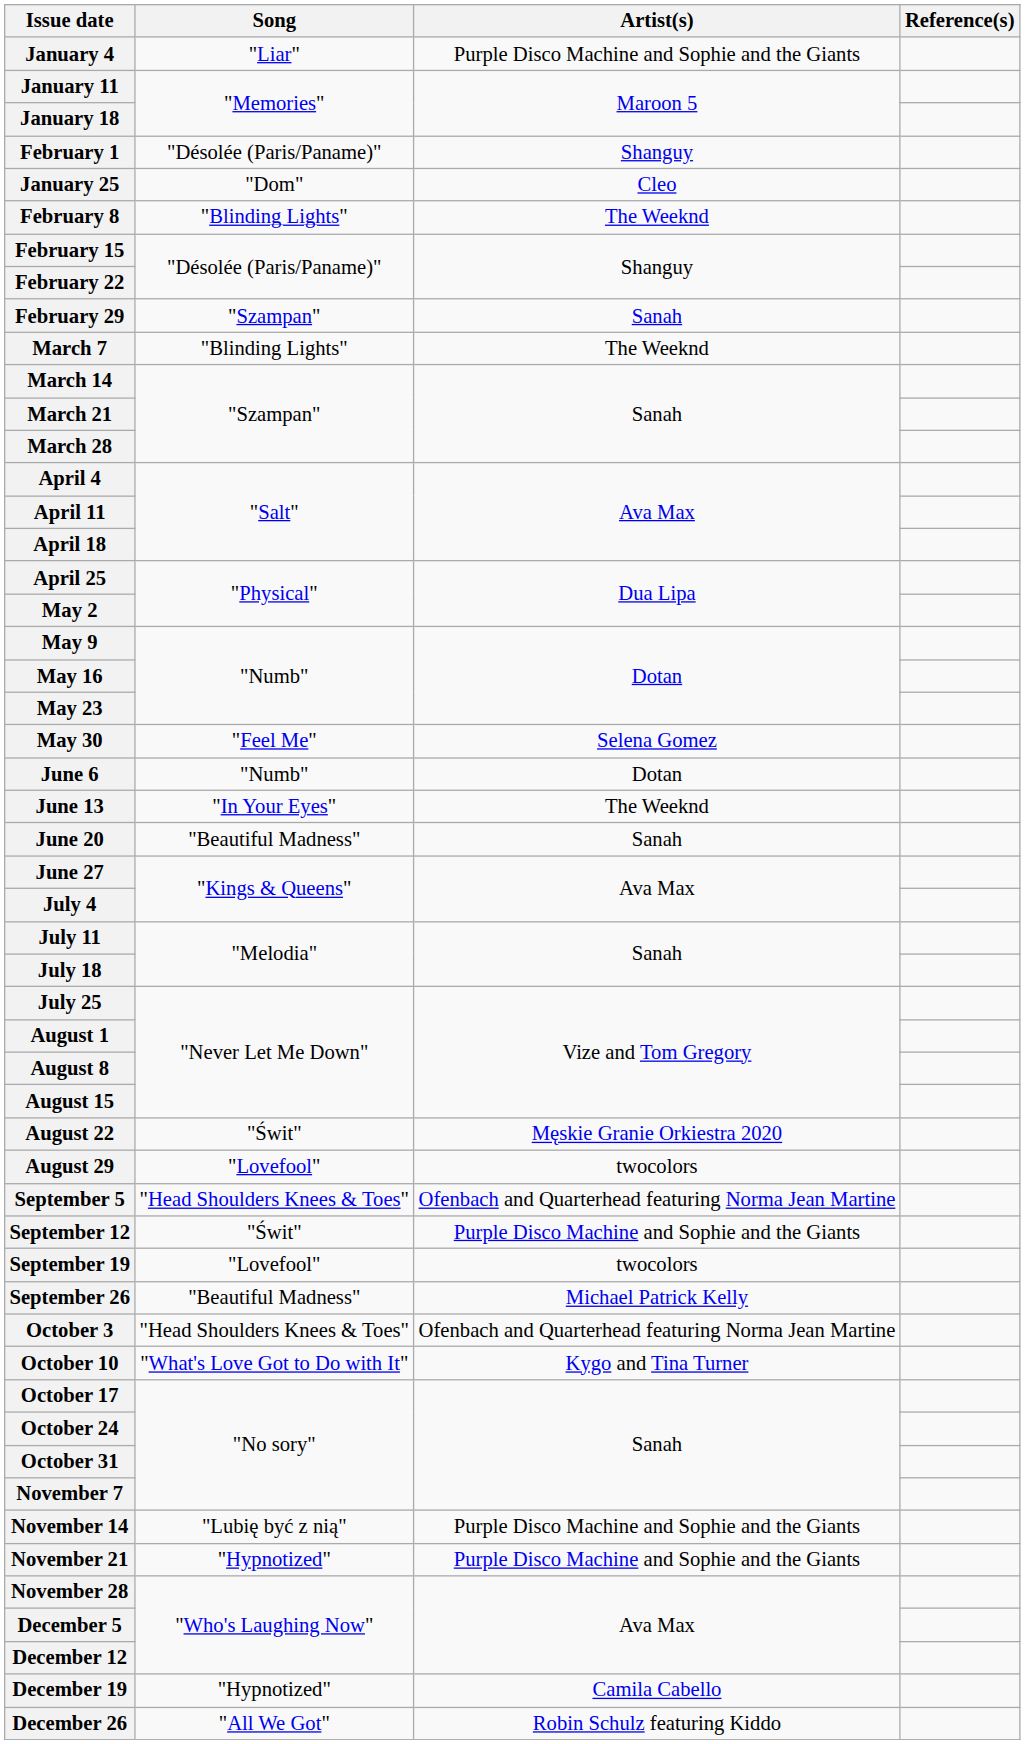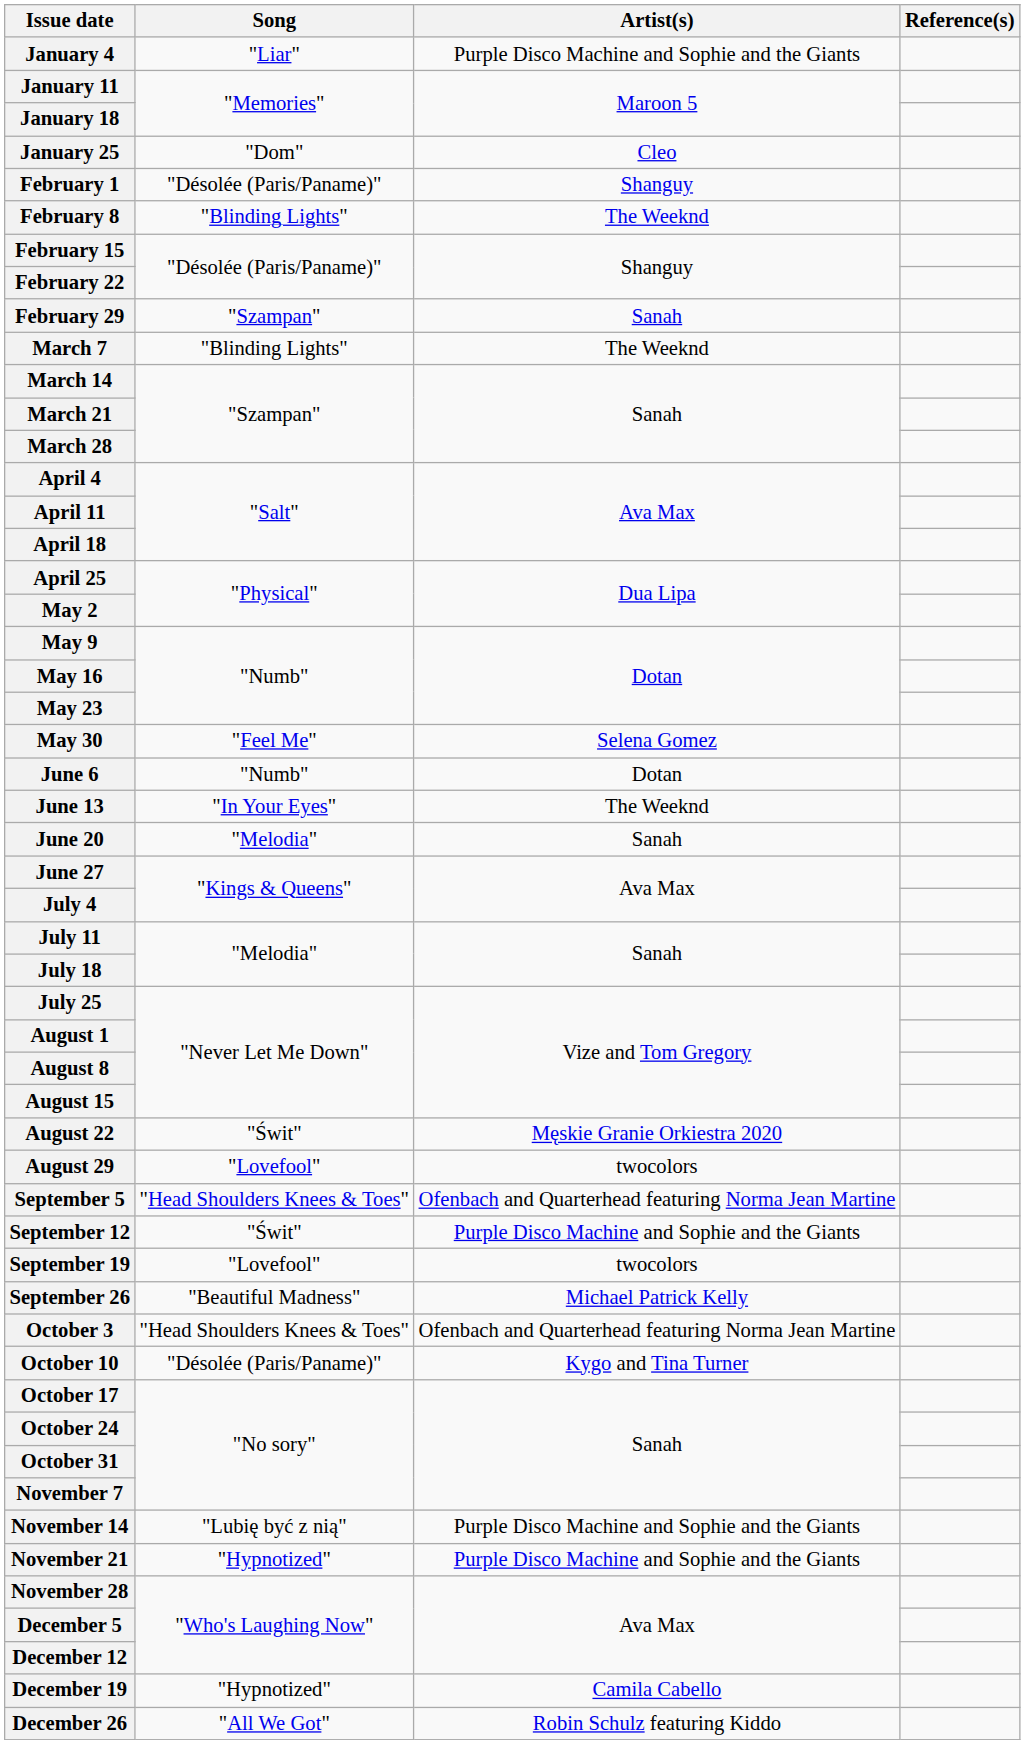rows swapped: (70, 184) <-> (70, 151)
(274, 839) "Beautiful Madness" -> (274, 839) "Melodia"
(274, 1362) "What's Love Got to Do with It" -> (274, 1362) "Désolée (Paris/Paname)"
